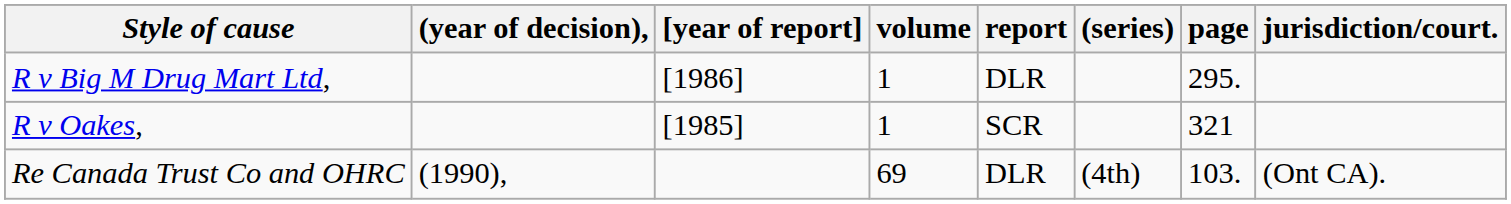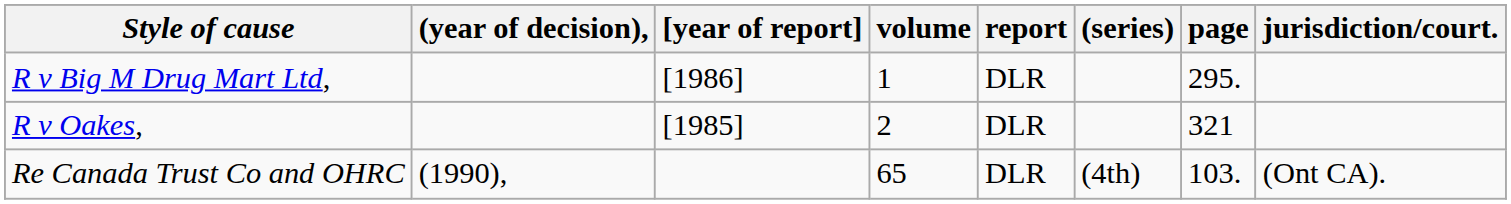(884, 125) 1 -> (884, 125) 2
(1014, 125) SCR -> (1015, 125) DLR
(892, 173) 69 -> (892, 173) 65
